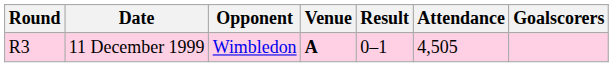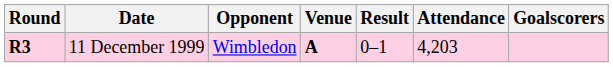(19, 47) normal -> (20, 47) bold
(437, 47) 4,505 -> (437, 47) 4,203
